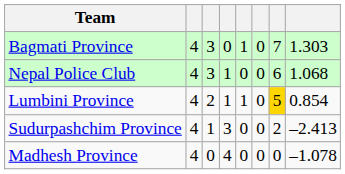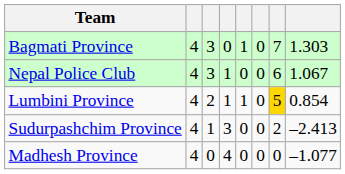(309, 73) 1.068 -> (309, 73) 1.067
(313, 155) –1.078 -> (313, 155) –1.077
